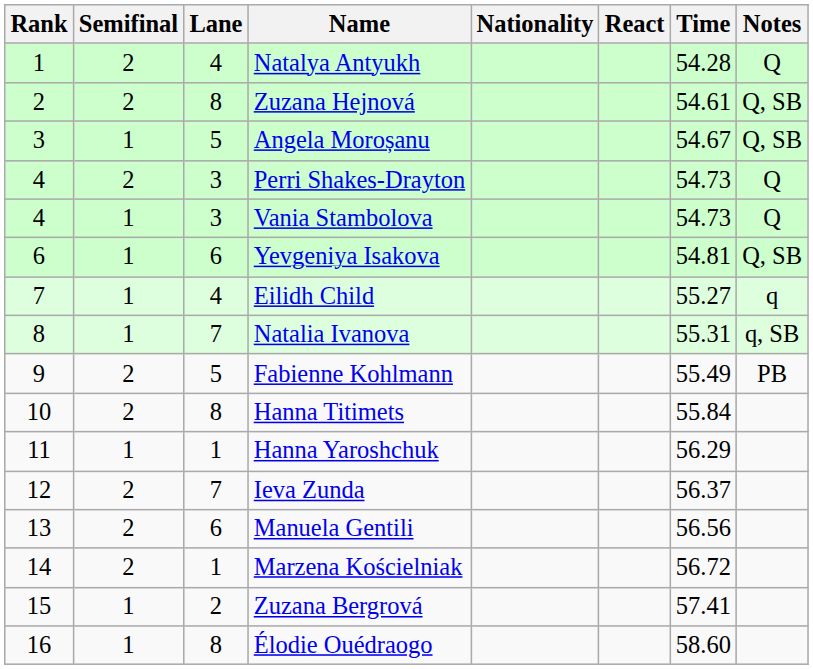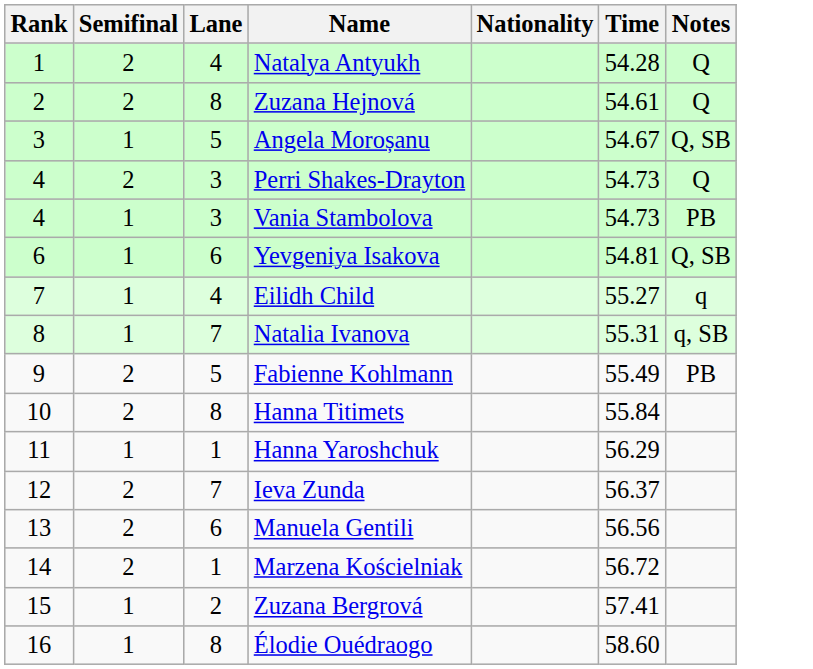- column: (635, 23)
(772, 101) Q, SB -> (701, 101) Q
(772, 218) Q -> (701, 218) PB
